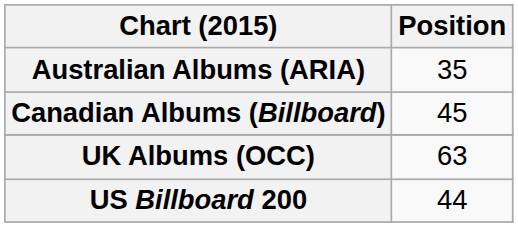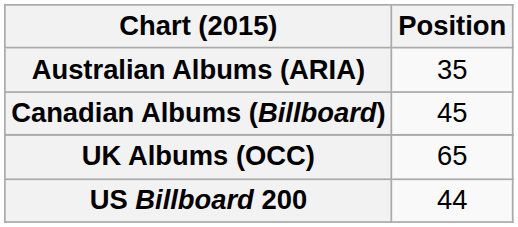(452, 156) 63 -> (452, 156) 65
